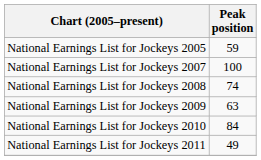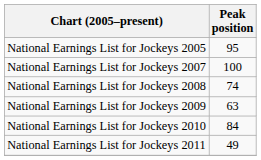(233, 47) 59 -> (233, 47) 95
